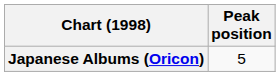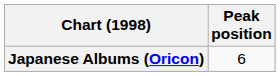(241, 58) 5 -> (241, 58) 6
